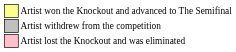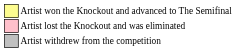rows swapped: (103, 41) <-> (91, 26)
